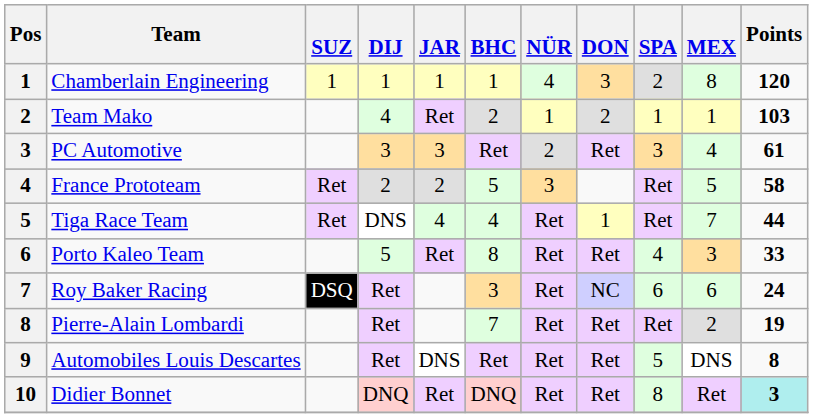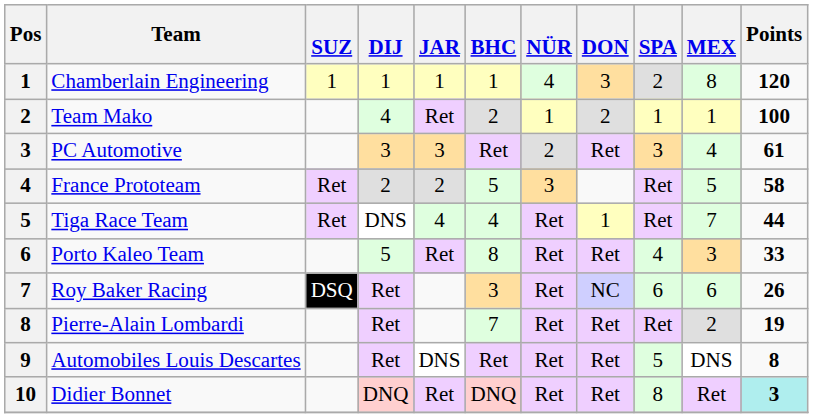(774, 115) 103 -> (774, 115) 100
(774, 289) 24 -> (774, 289) 26
